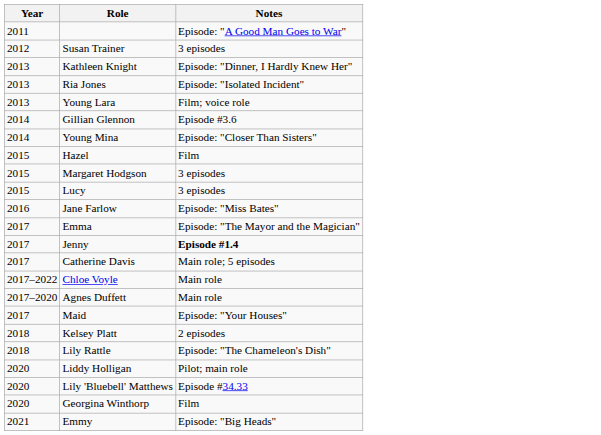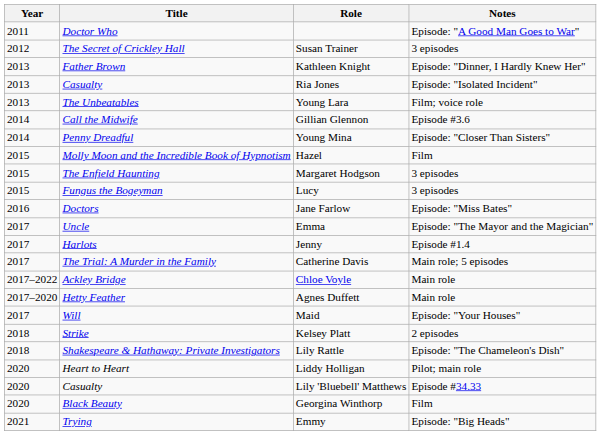+ column: (177, 13)
(208, 244) bold -> (441, 244) normal
